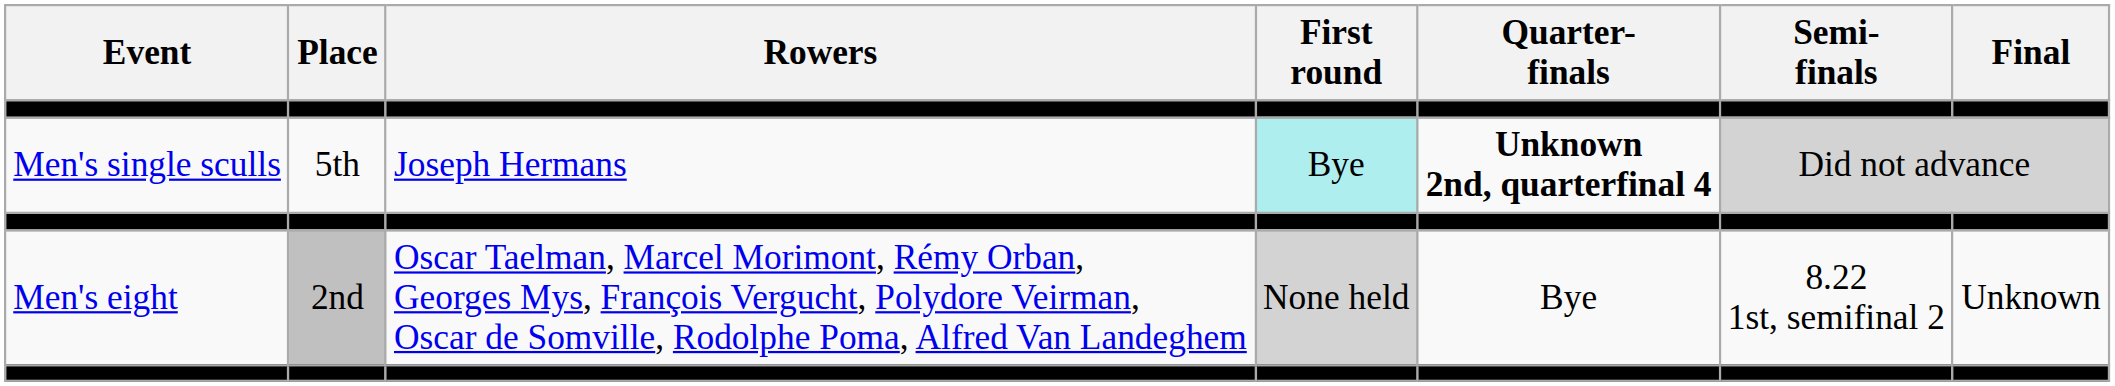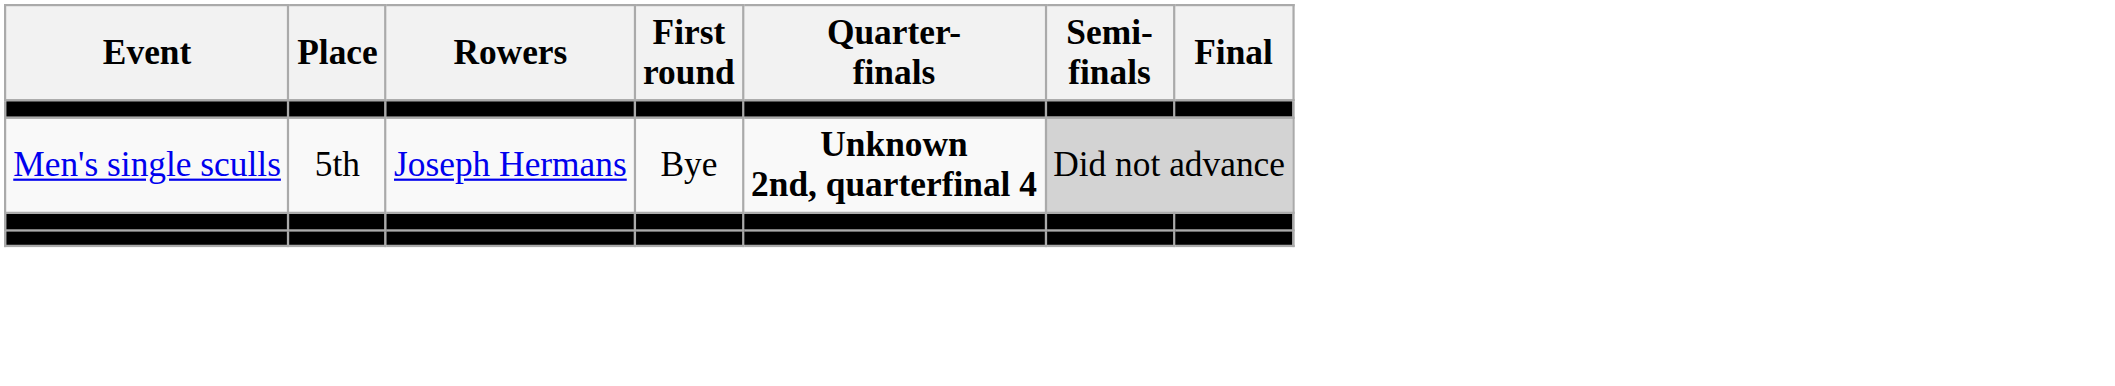(1336, 164) paleturquoise background -> (689, 164) no background
- row: (96, 296)
